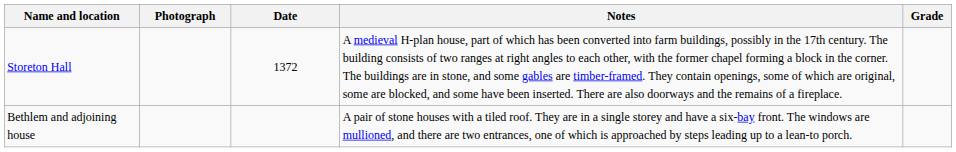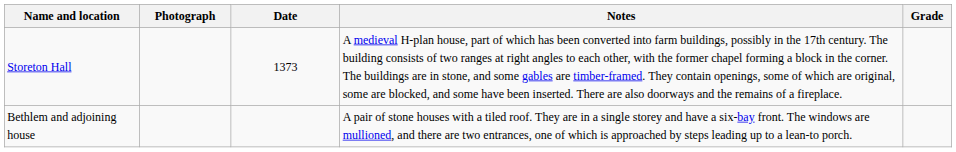(285, 66) 1372 -> (285, 66) 1373
